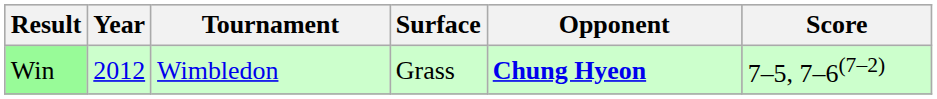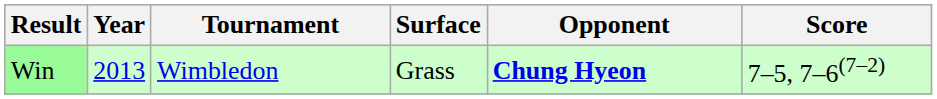(119, 69) 2012 -> (119, 69) 2013
